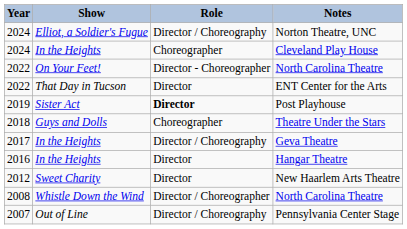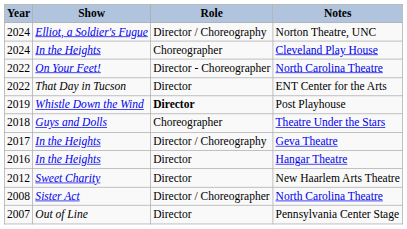(57, 104) Sister Act -> (90, 104) Whistle Down the Wind
(90, 196) Whistle Down the Wind -> (57, 196) Sister Act
(210, 214) Director / Choreography -> (172, 214) Director
